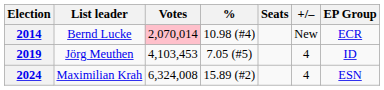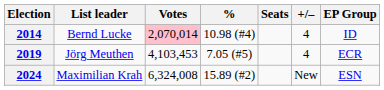(306, 34) New -> (306, 34) 4
(350, 34) ECR -> (350, 34) ID
(350, 54) ID -> (350, 54) ECR
(306, 74) 4 -> (306, 74) New
